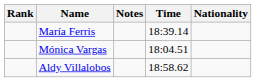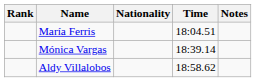columns swapped: (221, 13) <-> (130, 13)
(168, 31) 18:39.14 -> (196, 31) 18:04.51
(168, 49) 18:04.51 -> (196, 49) 18:39.14
